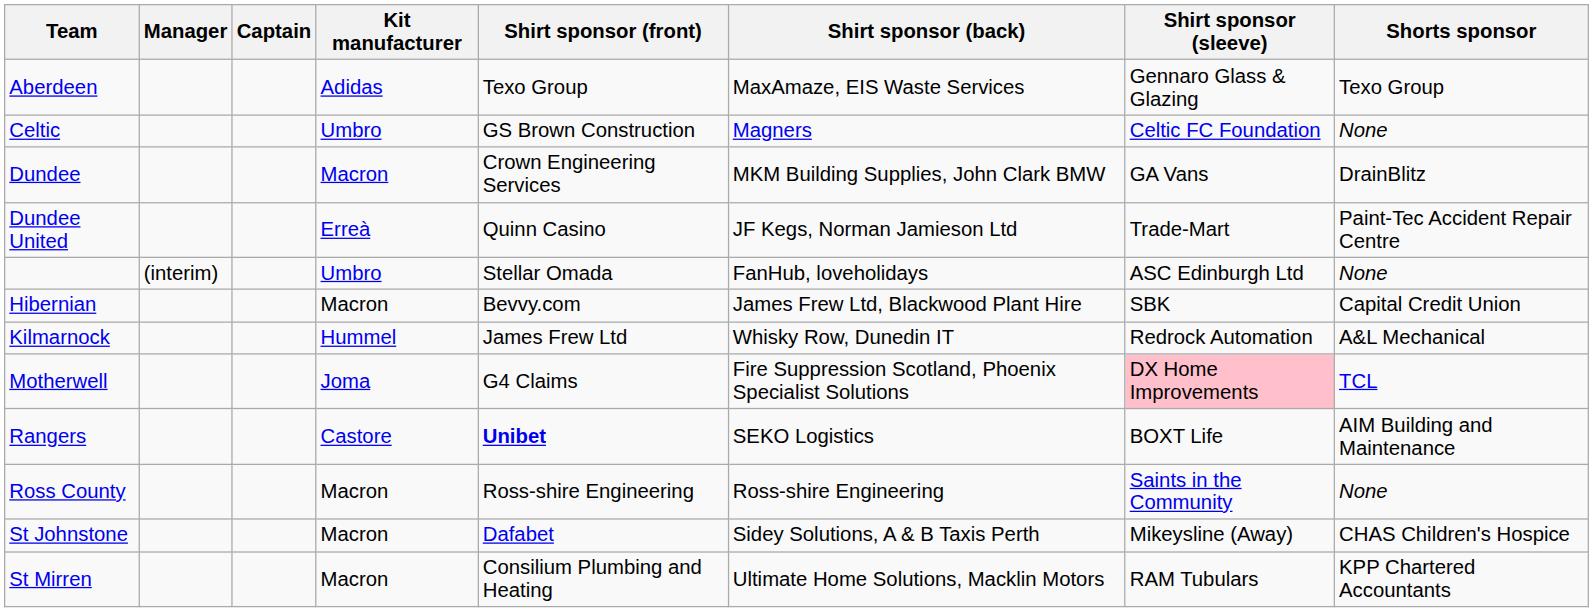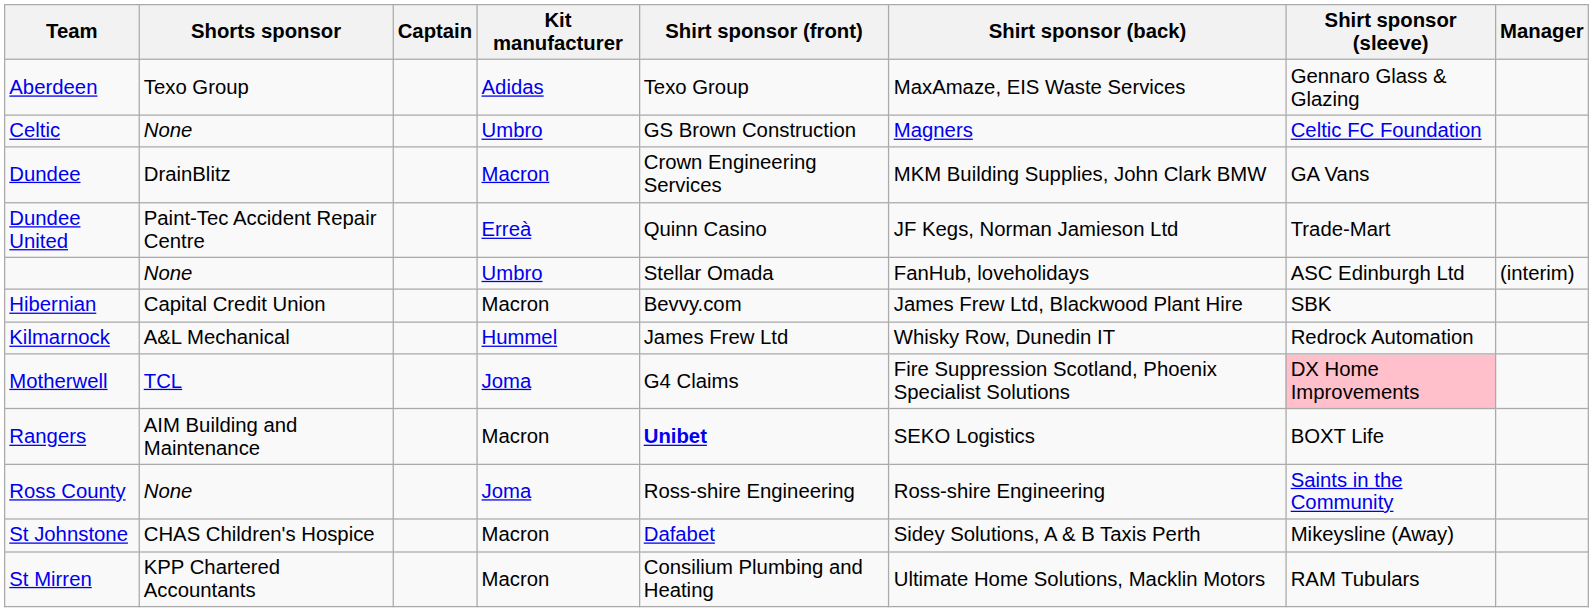columns swapped: (186, 32) <-> (1461, 32)
(356, 436) Castore -> (515, 436) Macron
(354, 491) Macron -> (506, 491) Joma
